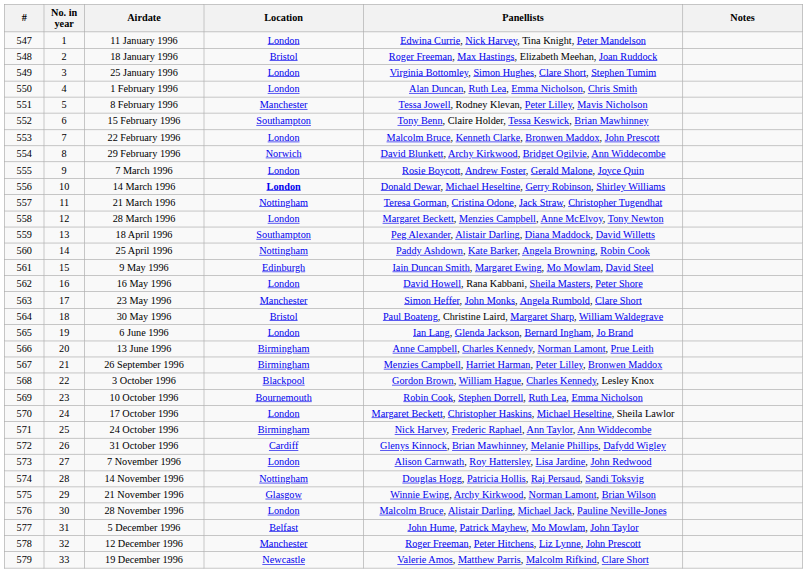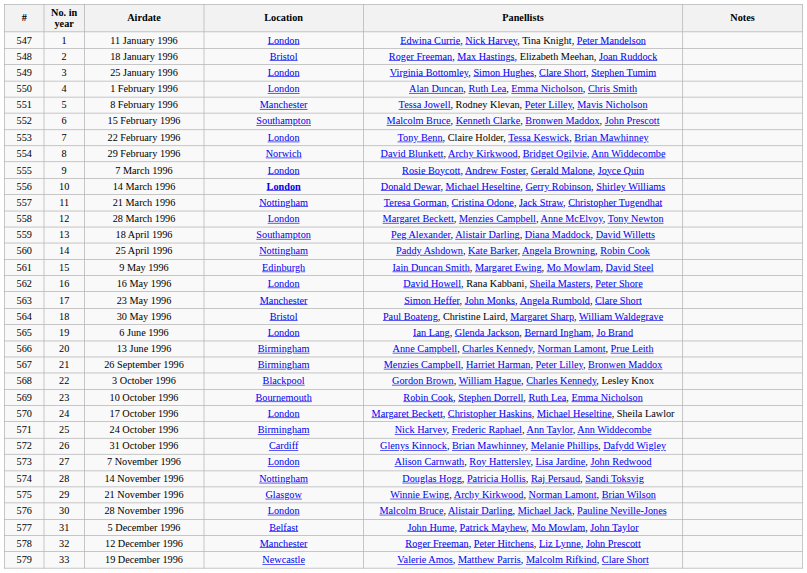(523, 121) Tony Benn, Claire Holder, Tessa Keswick, Brian Mawhinney -> (523, 121) Malcolm Bruce, Kenneth Clarke, Bronwen Maddox, John Prescott
(523, 137) Malcolm Bruce, Kenneth Clarke, Bronwen Maddox, John Prescott -> (523, 137) Tony Benn, Claire Holder, Tessa Keswick, Brian Mawhinney
